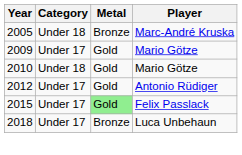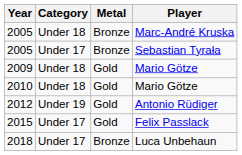+ row: (20, 50)
(62, 50) Under 17 -> (62, 68) Under 18
(62, 86) Under 17 -> (62, 104) Under 19
(105, 104) lightgreen background -> (105, 123) no background
